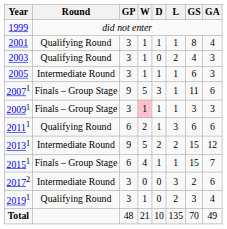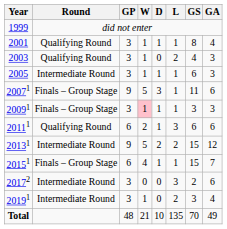(76, 199) Qualifying Round -> (76, 199) Intermediate Round
